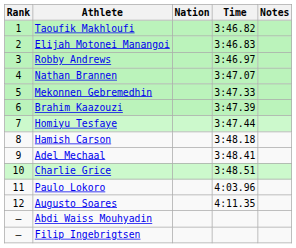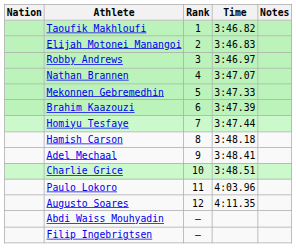columns swapped: (18, 12) <-> (192, 12)
